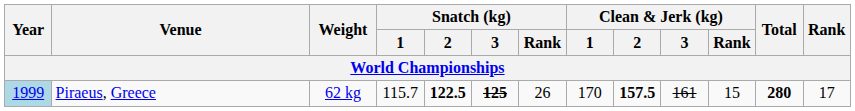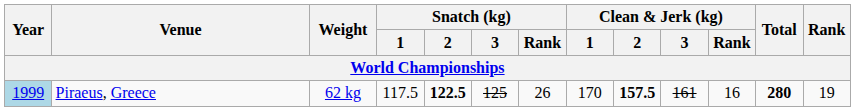(400, 93) 115.7 -> (400, 93) 117.5
(495, 93) bold -> (495, 93) normal
(732, 93) 15 -> (732, 93) 16
(827, 93) 17 -> (827, 93) 19
